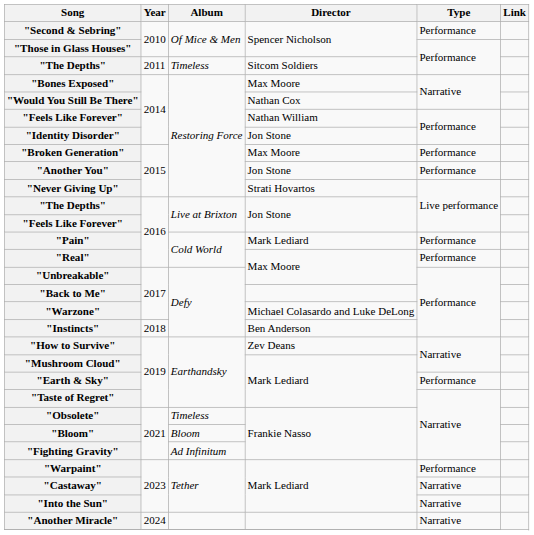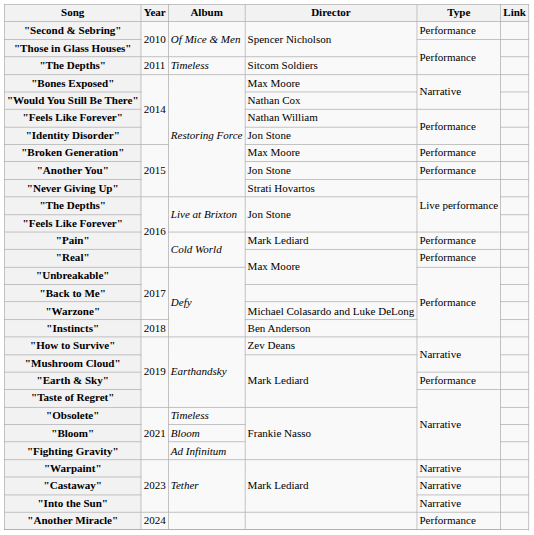(448, 468) Performance -> (440, 468) Narrative
(440, 521) Narrative -> (448, 521) Performance
